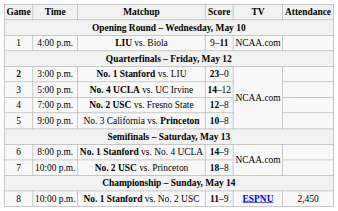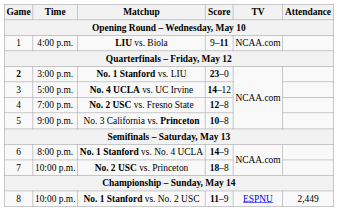(258, 198) bold -> (258, 198) normal
(308, 198) 2,450 -> (308, 198) 2,449
